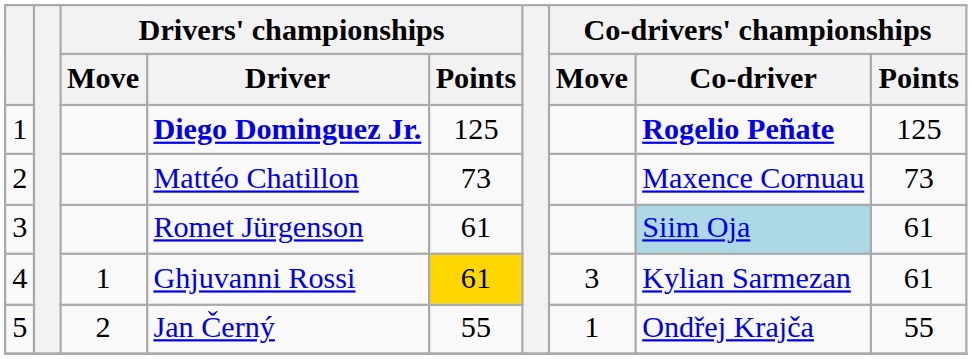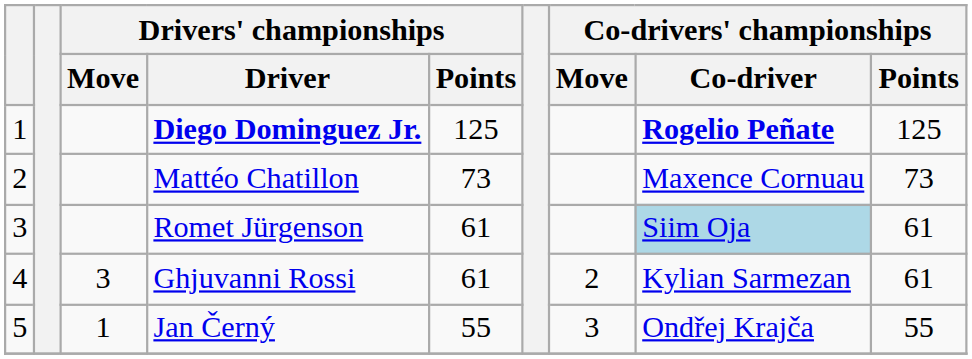(103, 278) 1 -> (103, 278) 3
(476, 278) gold background -> (476, 278) no background
(592, 278) 3 -> (592, 278) 2
(103, 327) 2 -> (103, 327) 1
(592, 327) 1 -> (592, 327) 3
